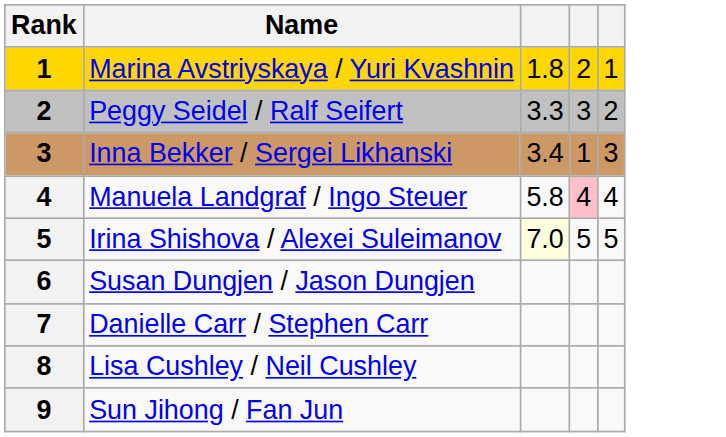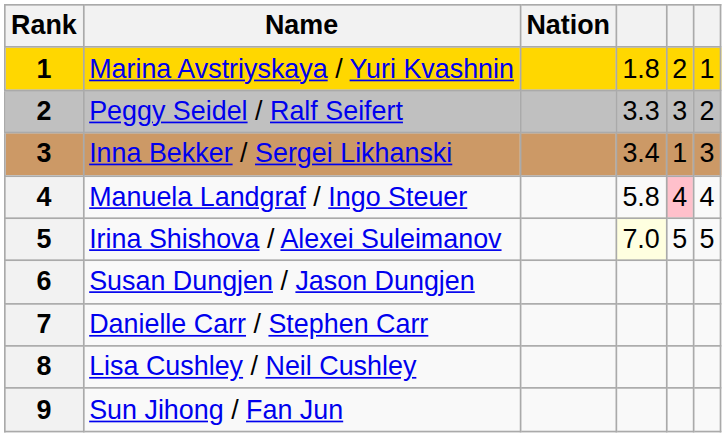+ column: (568, 25)
